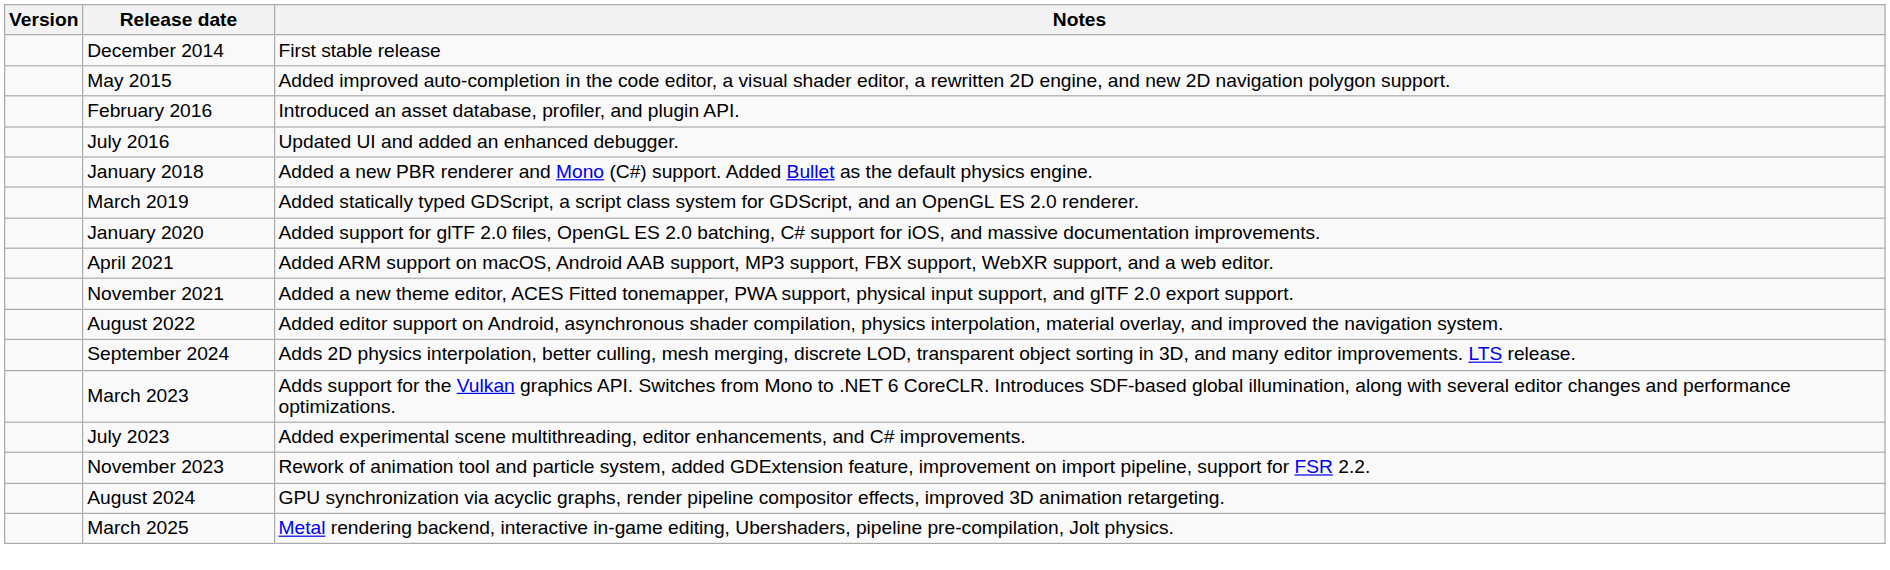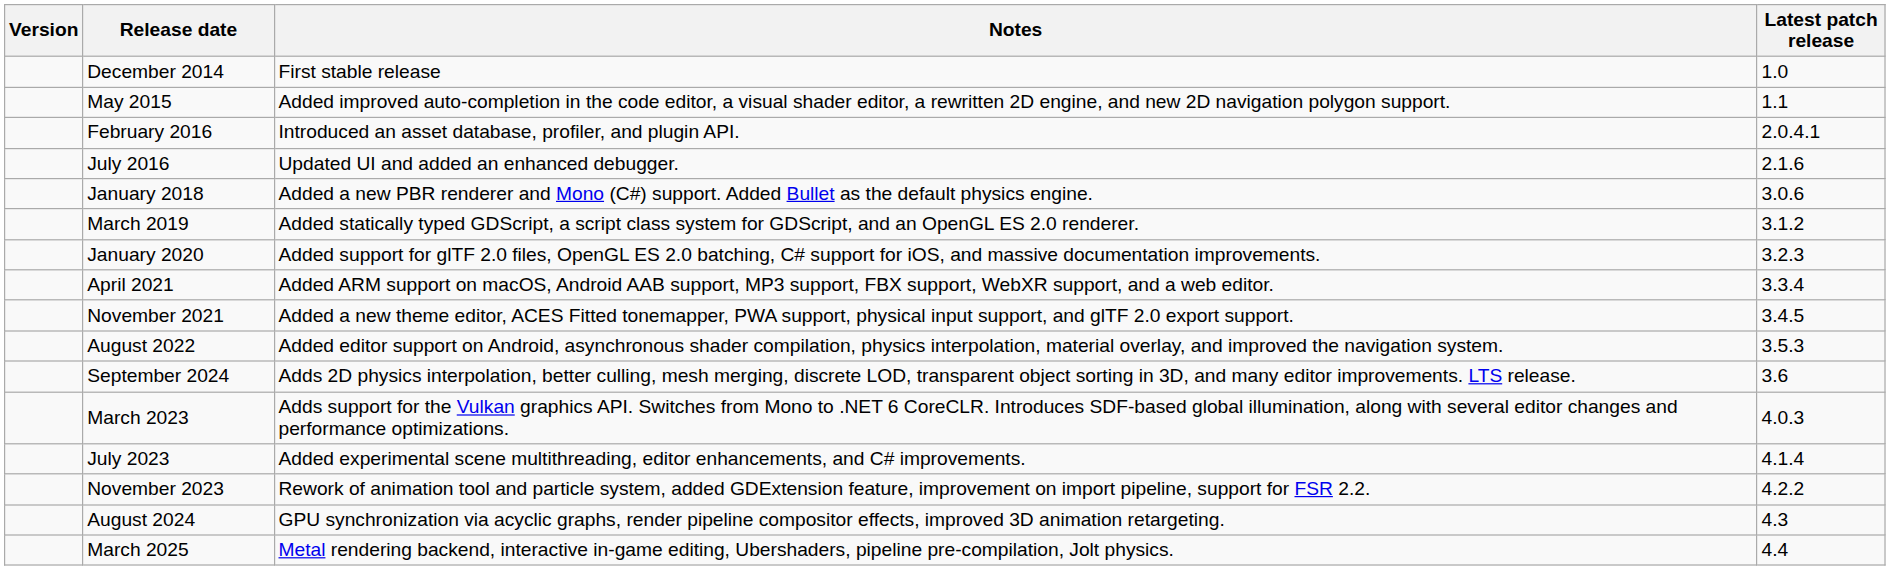+ column: (1821, 30)
